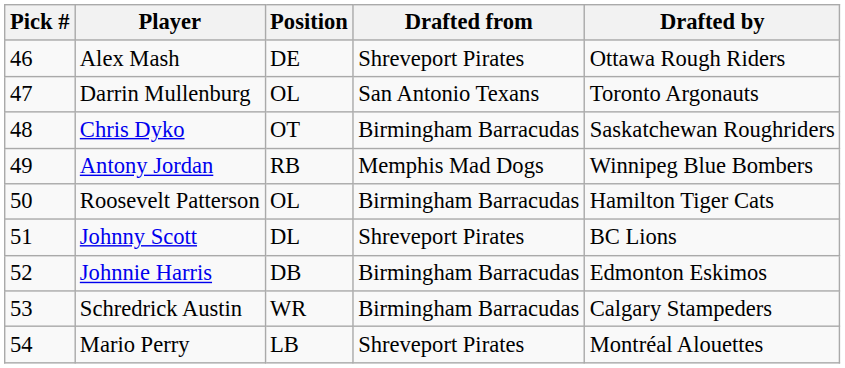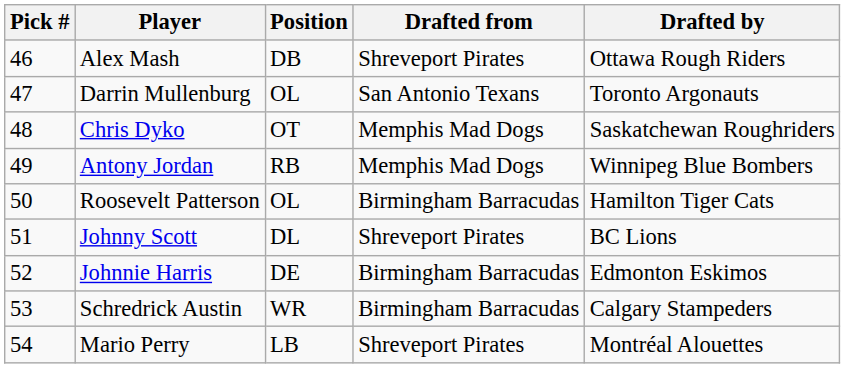(285, 58) DE -> (286, 58) DB
(469, 129) Birmingham Barracudas -> (451, 129) Memphis Mad Dogs
(286, 272) DB -> (285, 272) DE
